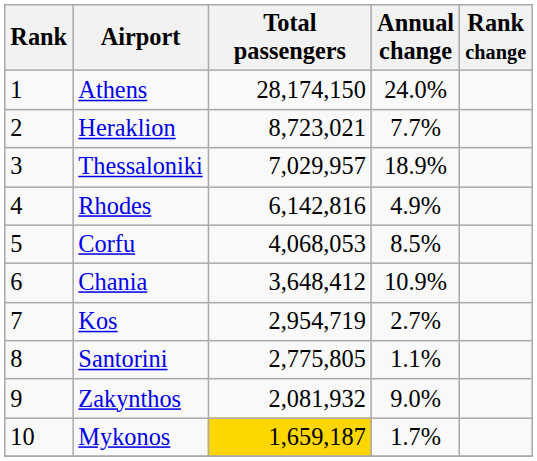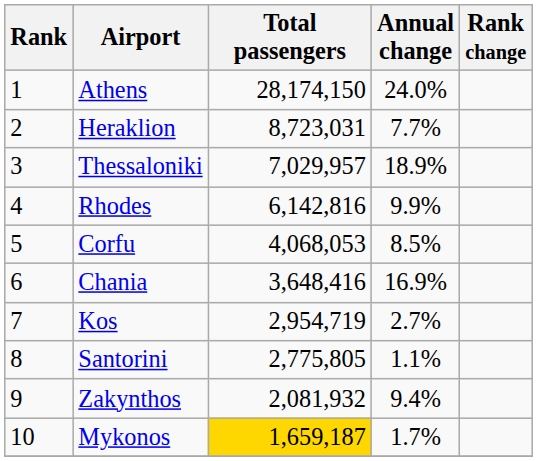(317, 128) 8,723,021 -> (317, 128) 8,723,031
(416, 205) 4.9% -> (416, 205) 9.9%
(317, 282) 3,648,412 -> (317, 282) 3,648,416
(416, 282) 10.9% -> (416, 282) 16.9%
(416, 398) 9.0% -> (416, 398) 9.4%
